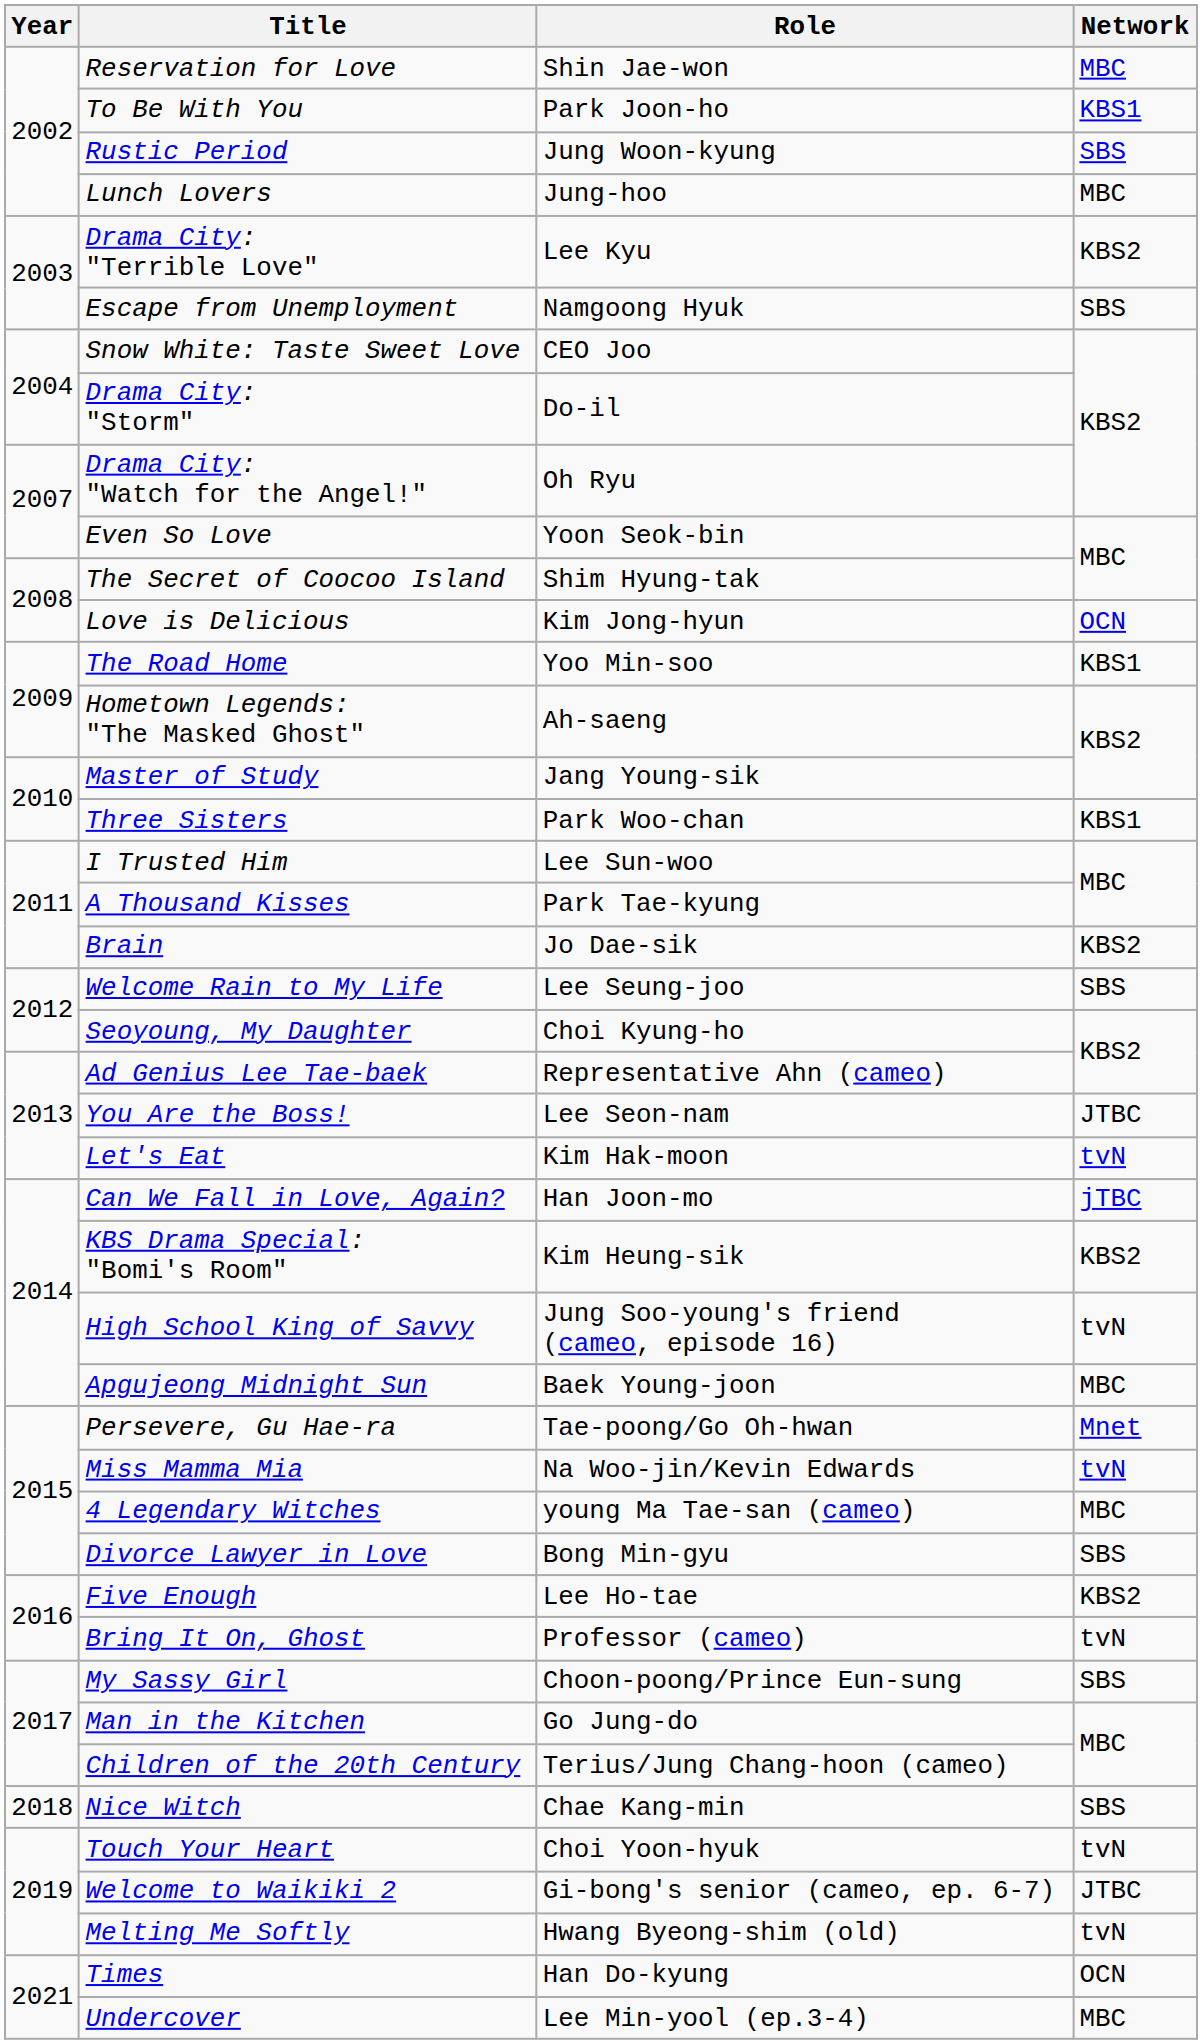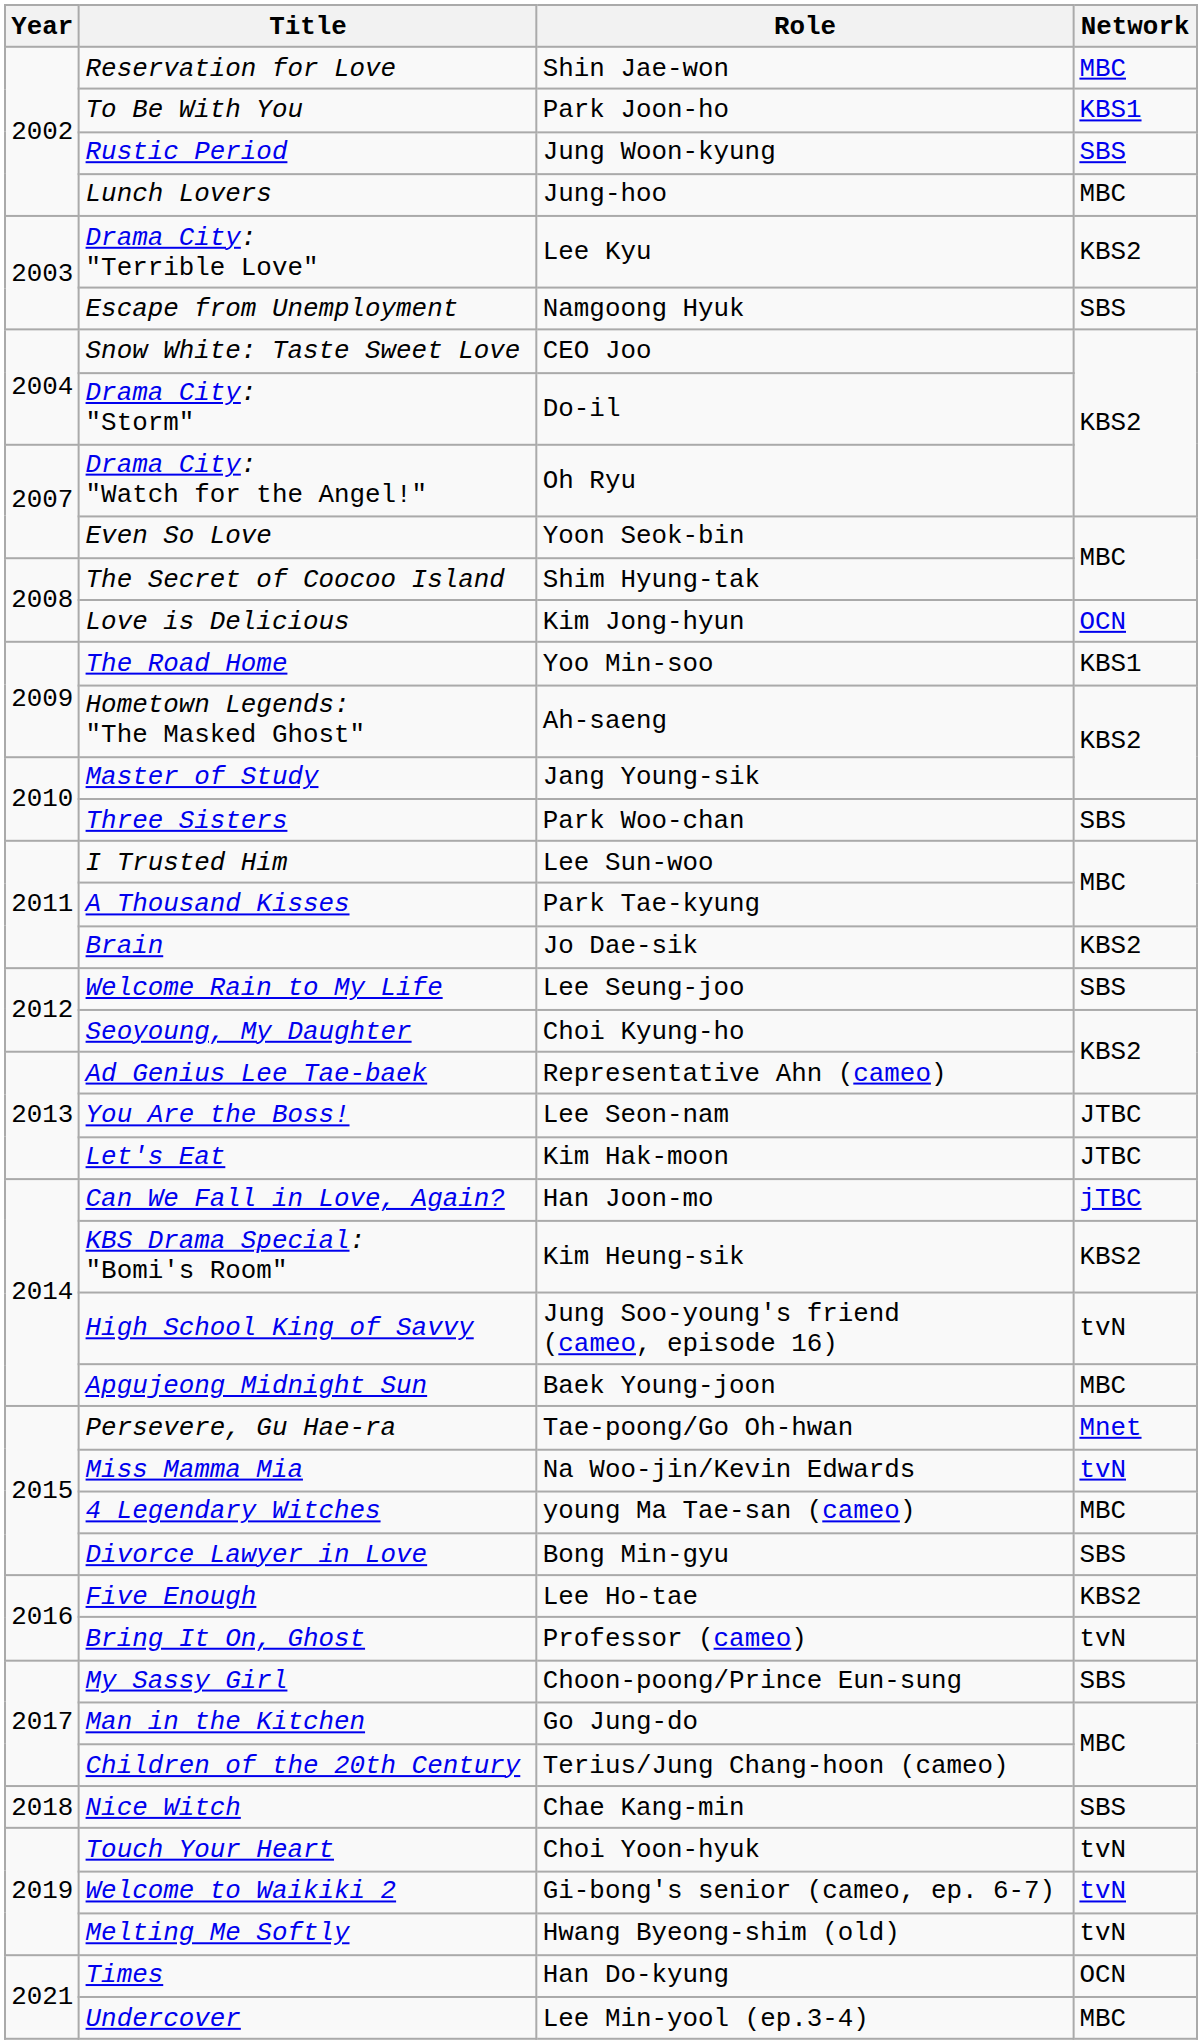(1110, 820) KBS1 -> (1103, 820) SBS
(1103, 1157) tvN -> (1110, 1157) JTBC
(1110, 1892) JTBC -> (1103, 1892) tvN
